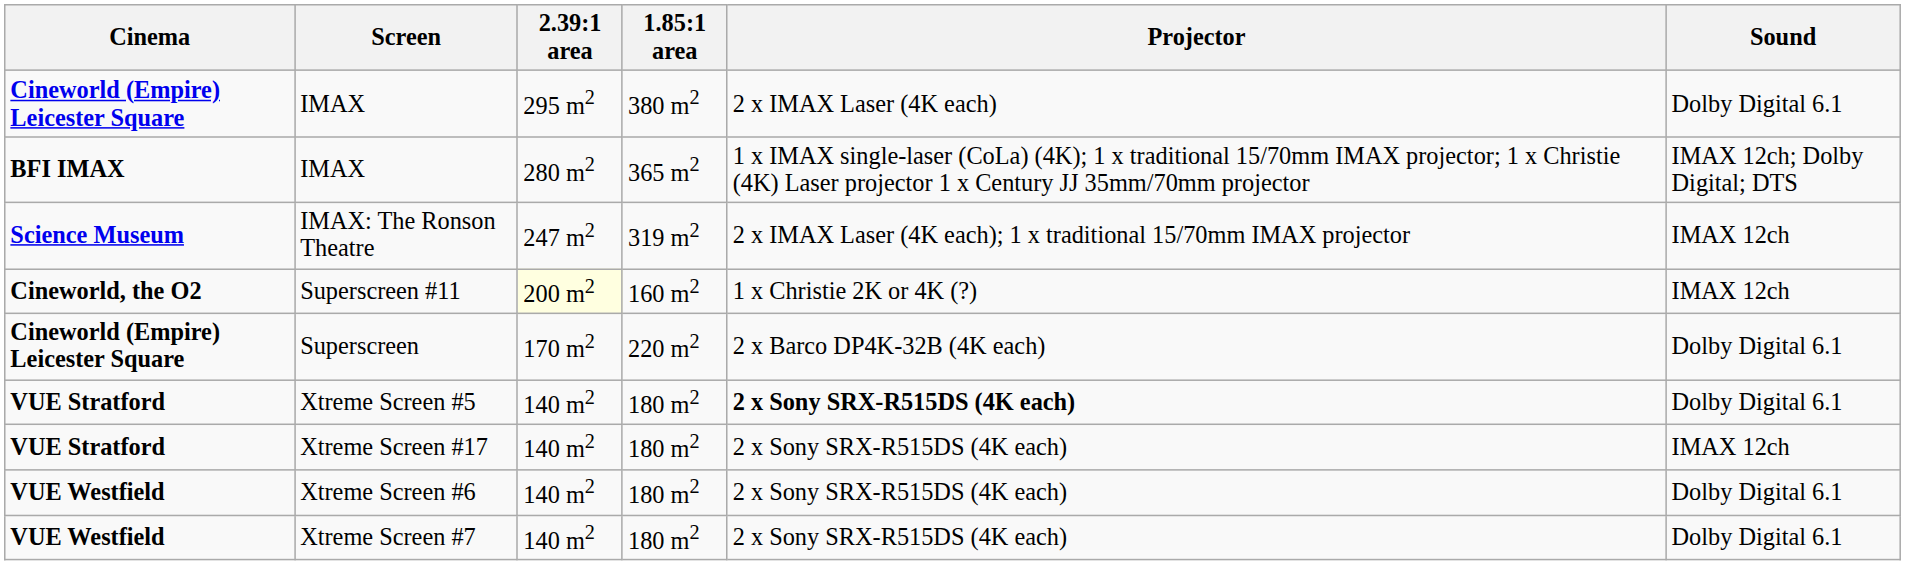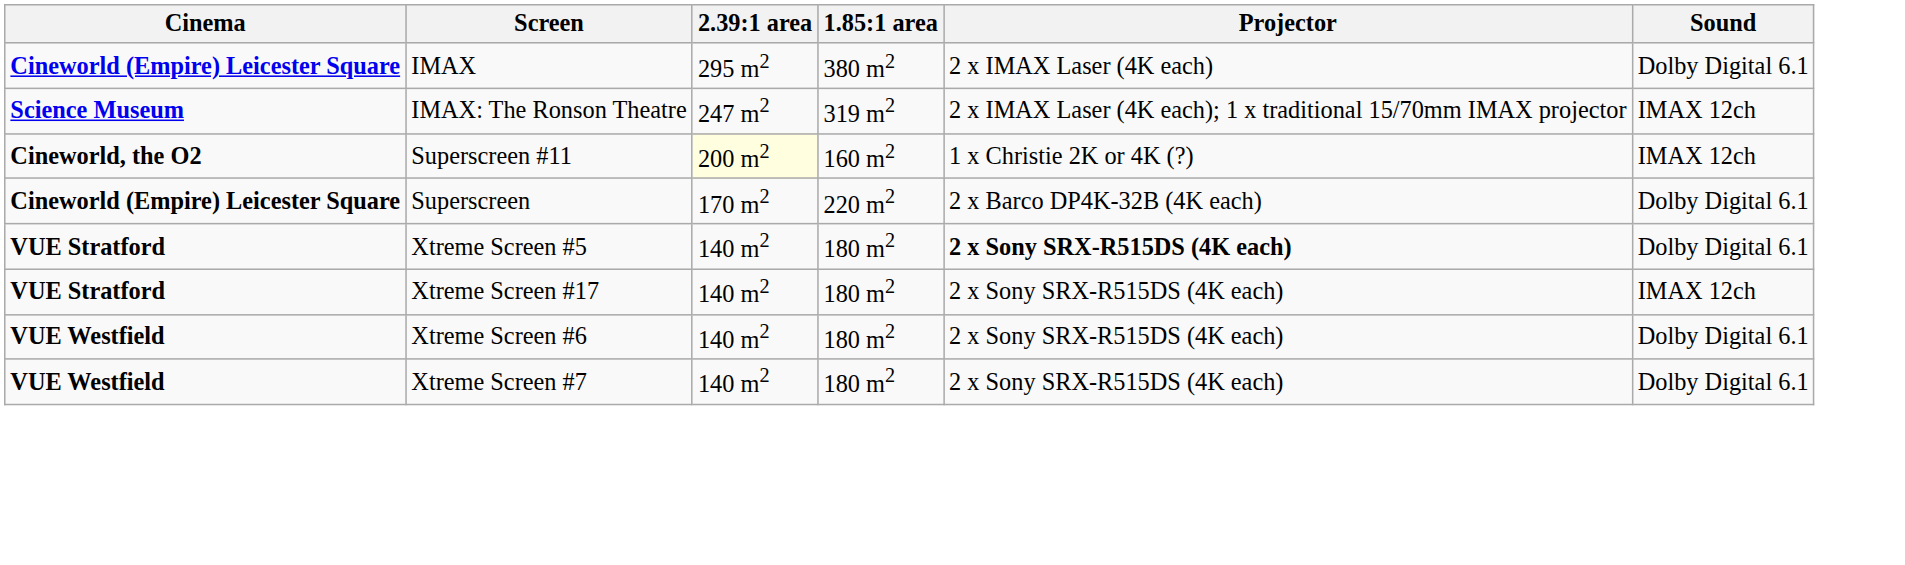- row: (67, 169)
